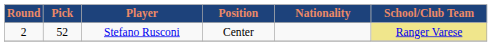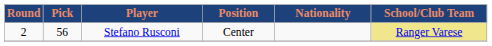(62, 31) 52 -> (62, 31) 56
